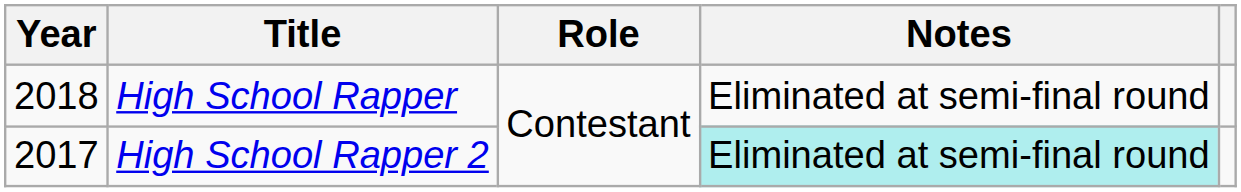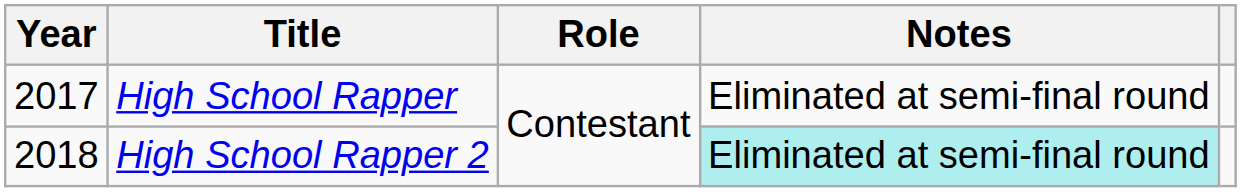(56, 95) 2018 -> (56, 95) 2017
(56, 155) 2017 -> (56, 155) 2018
